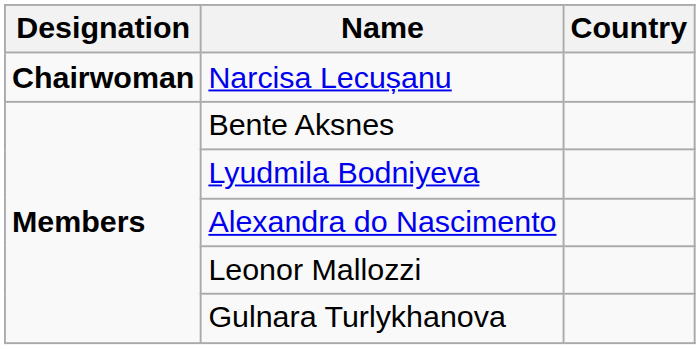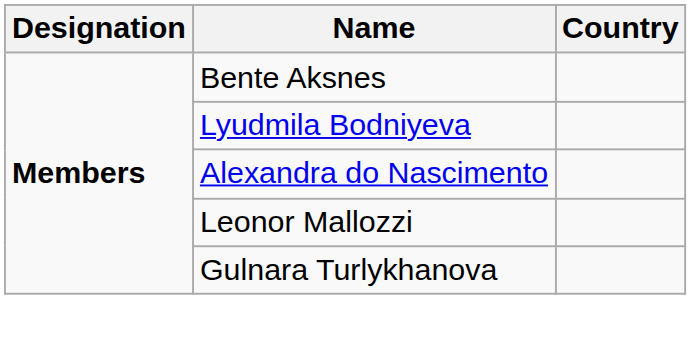- row: (330, 76)
